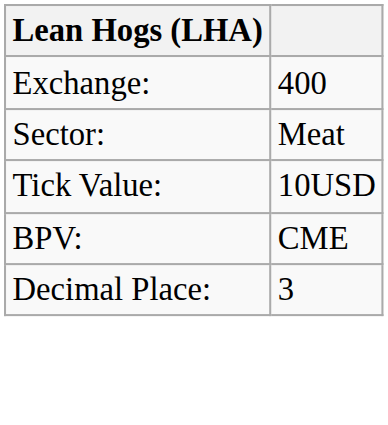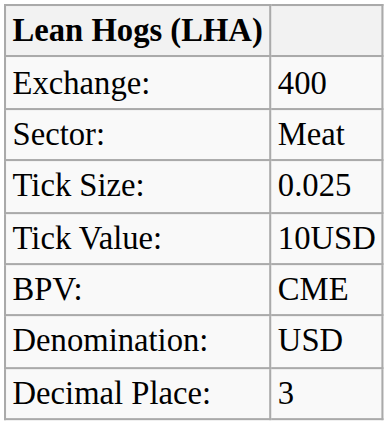+ row: (79, 185)
+ row: (110, 340)
